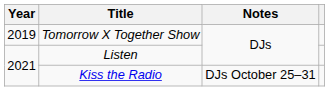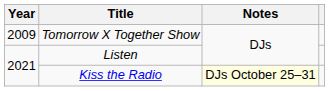(22, 34) 2019 -> (22, 34) 2009
(260, 75) no background -> (260, 75) lightyellow background
